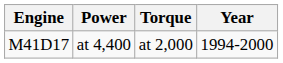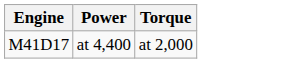- column: (237, 17)
